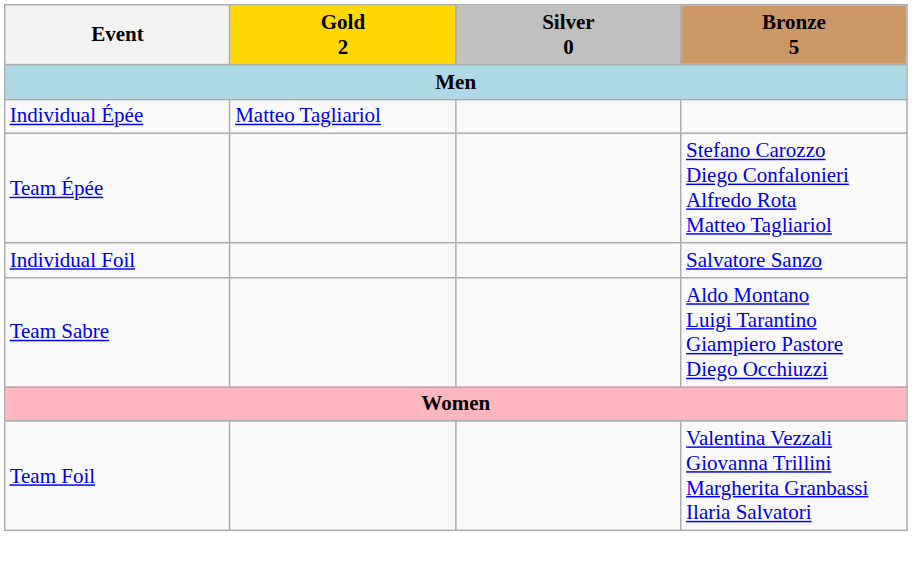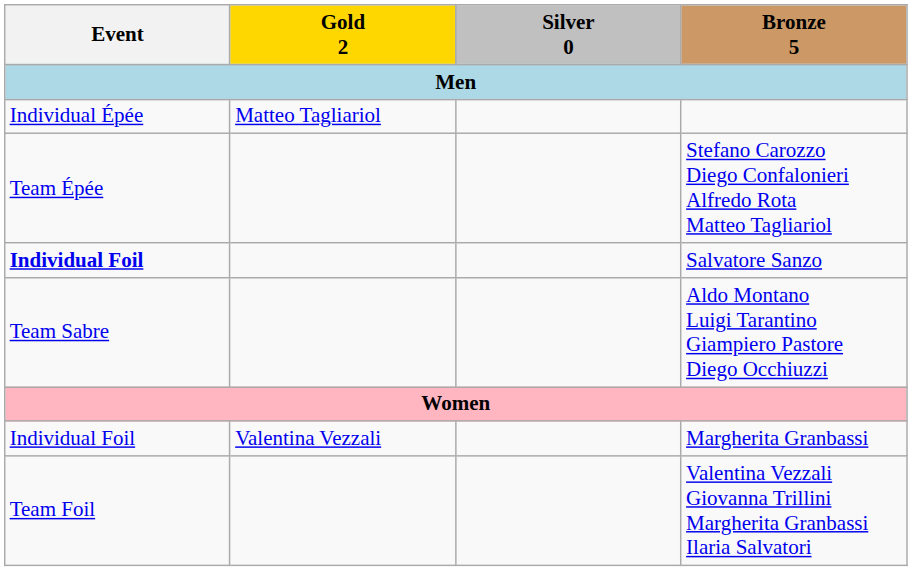(72, 260) normal -> (77, 260) bold
+ row: (777, 438)
